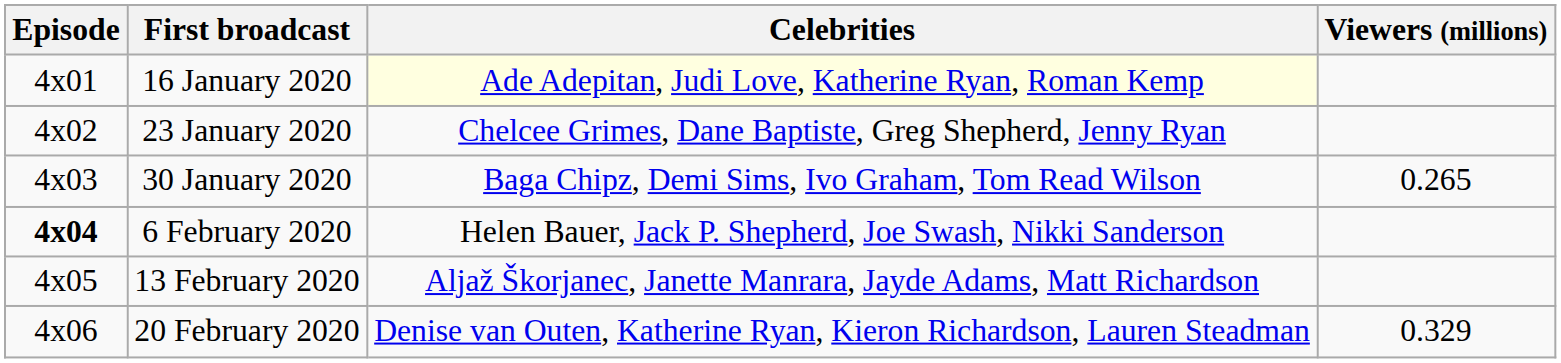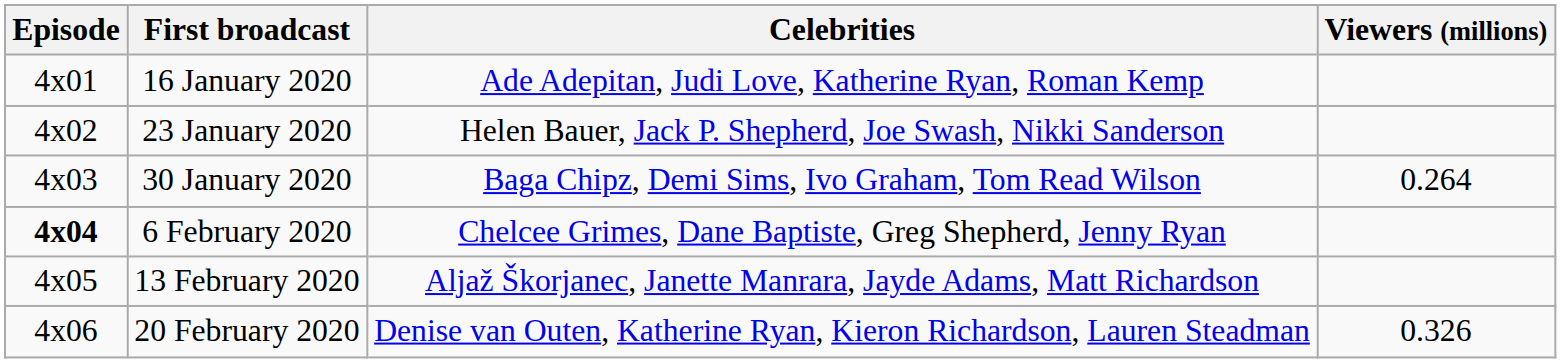(842, 79) lightyellow background -> (842, 79) no background
(842, 130) Chelcee Grimes, Dane Baptiste, Greg Shepherd, Jenny Ryan -> (842, 130) Helen Bauer, Jack P. Shepherd, Joe Swash, Nikki Sanderson
(1436, 180) 0.265 -> (1436, 180) 0.264
(842, 230) Helen Bauer, Jack P. Shepherd, Joe Swash, Nikki Sanderson -> (842, 230) Chelcee Grimes, Dane Baptiste, Greg Shepherd, Jenny Ryan
(1436, 331) 0.329 -> (1436, 331) 0.326
